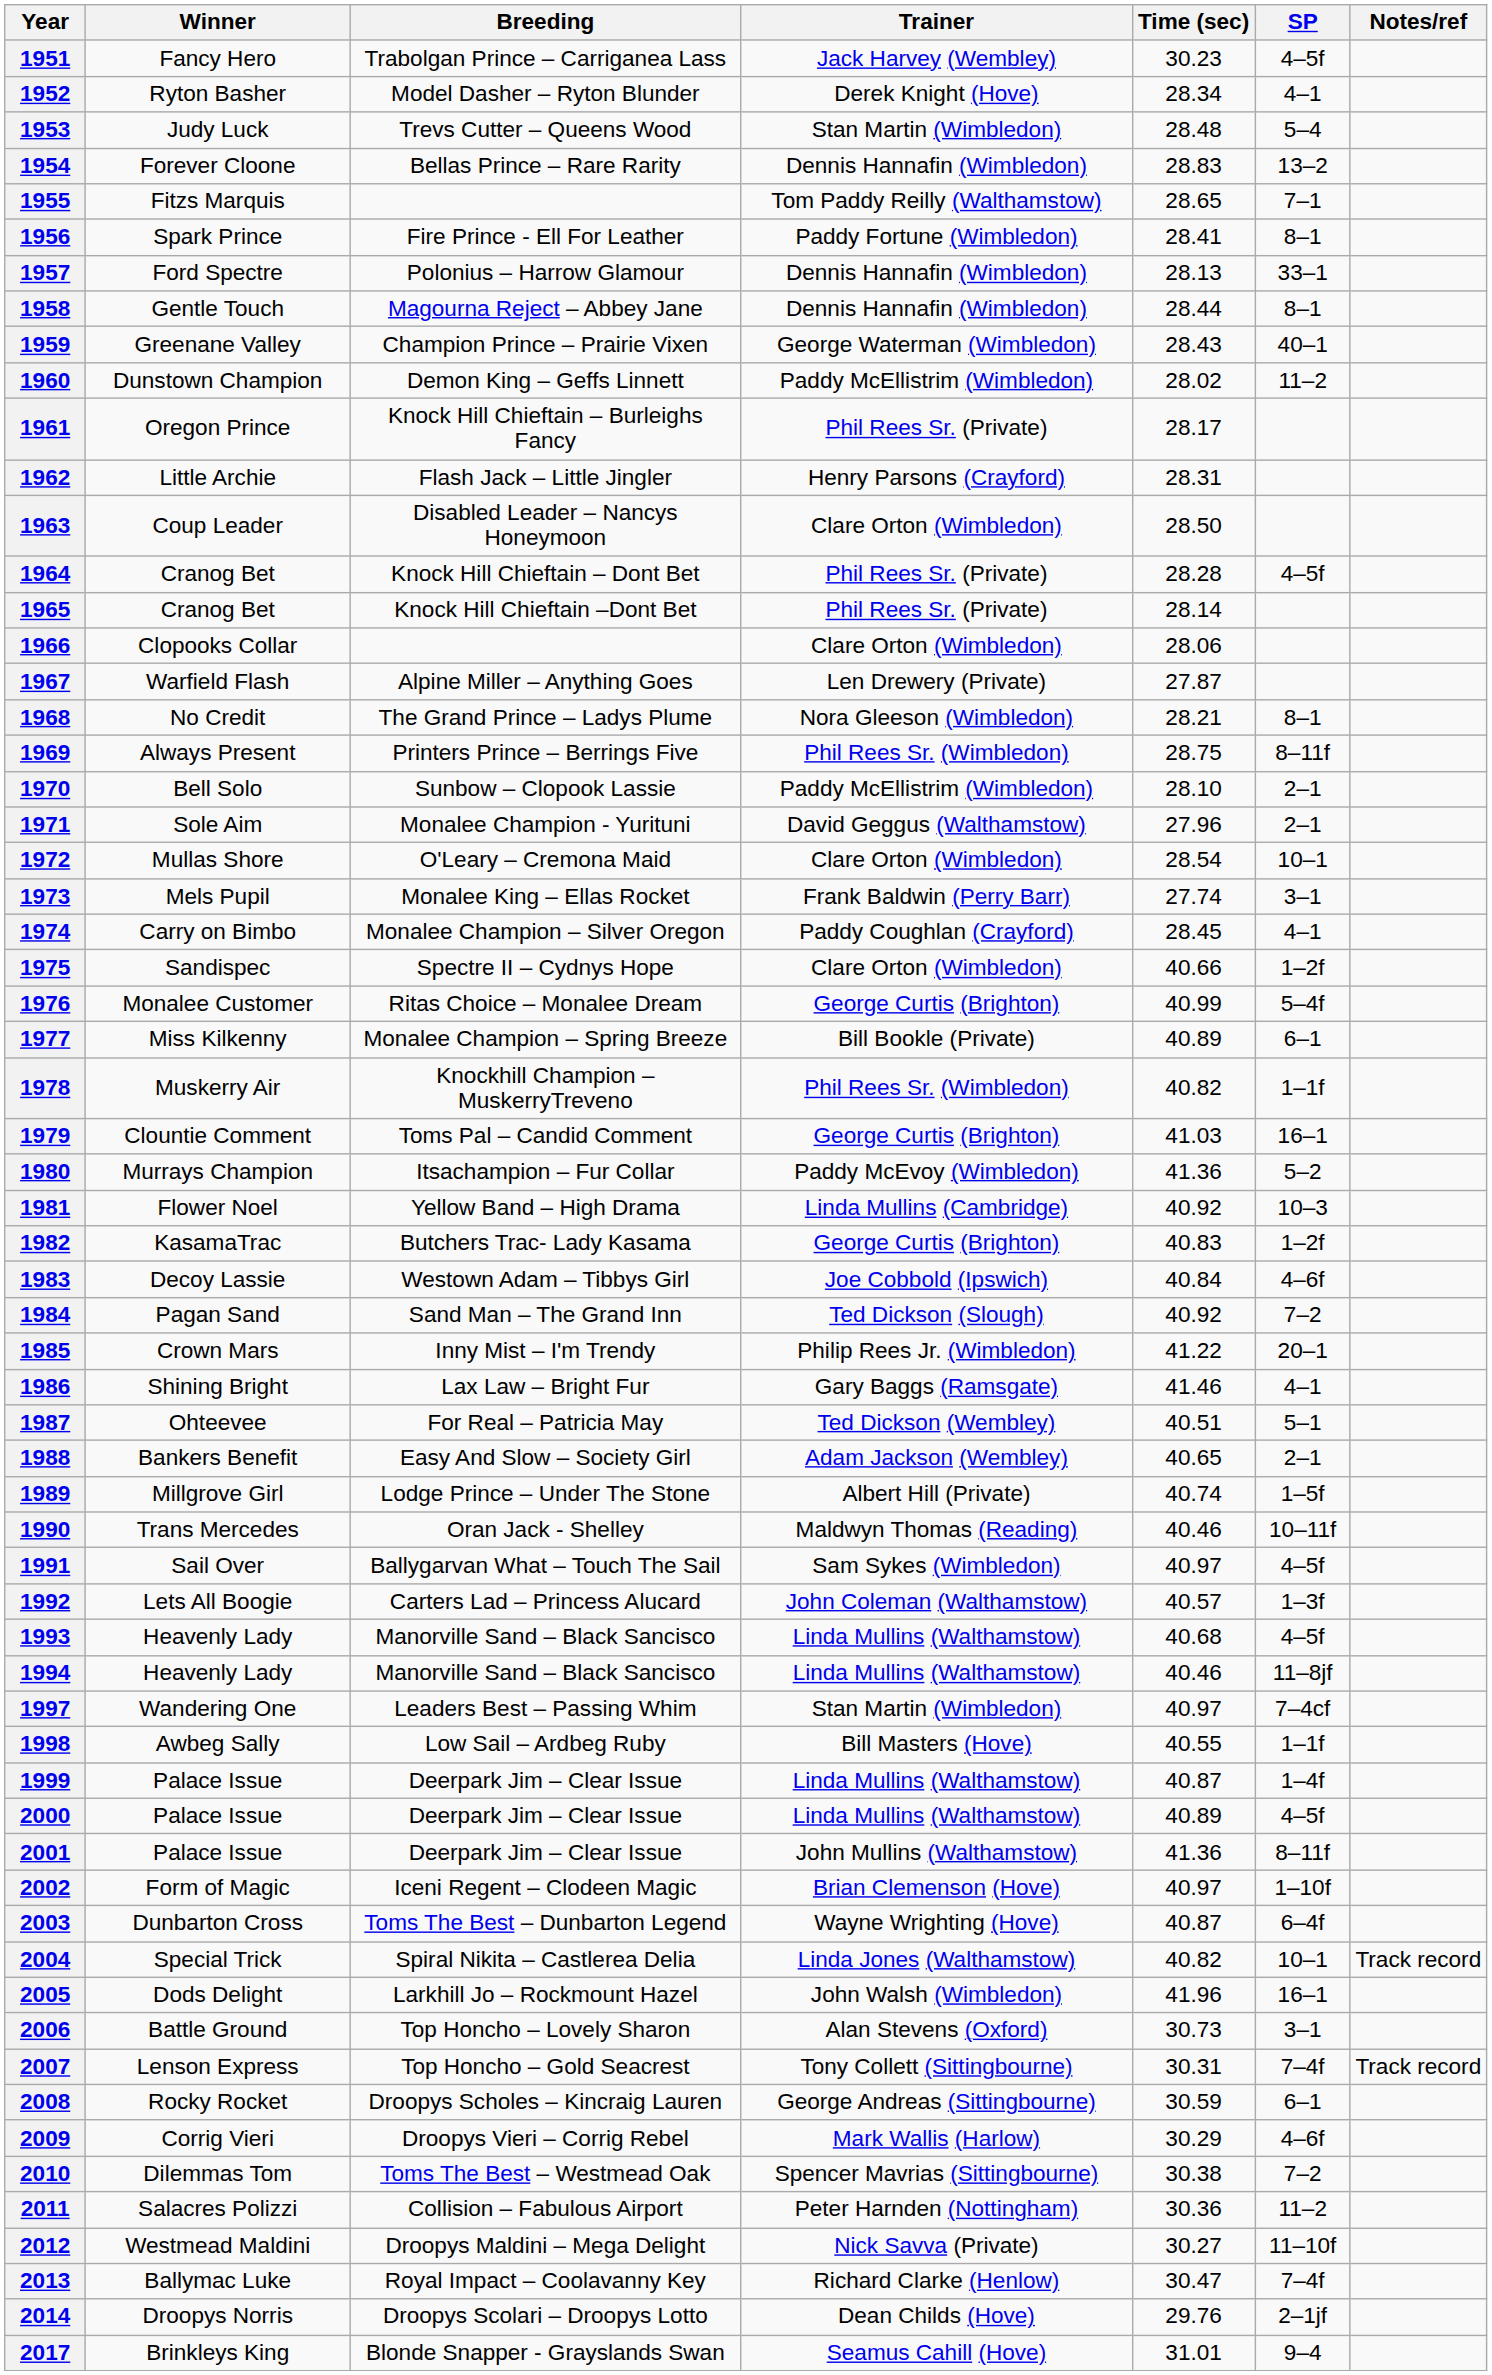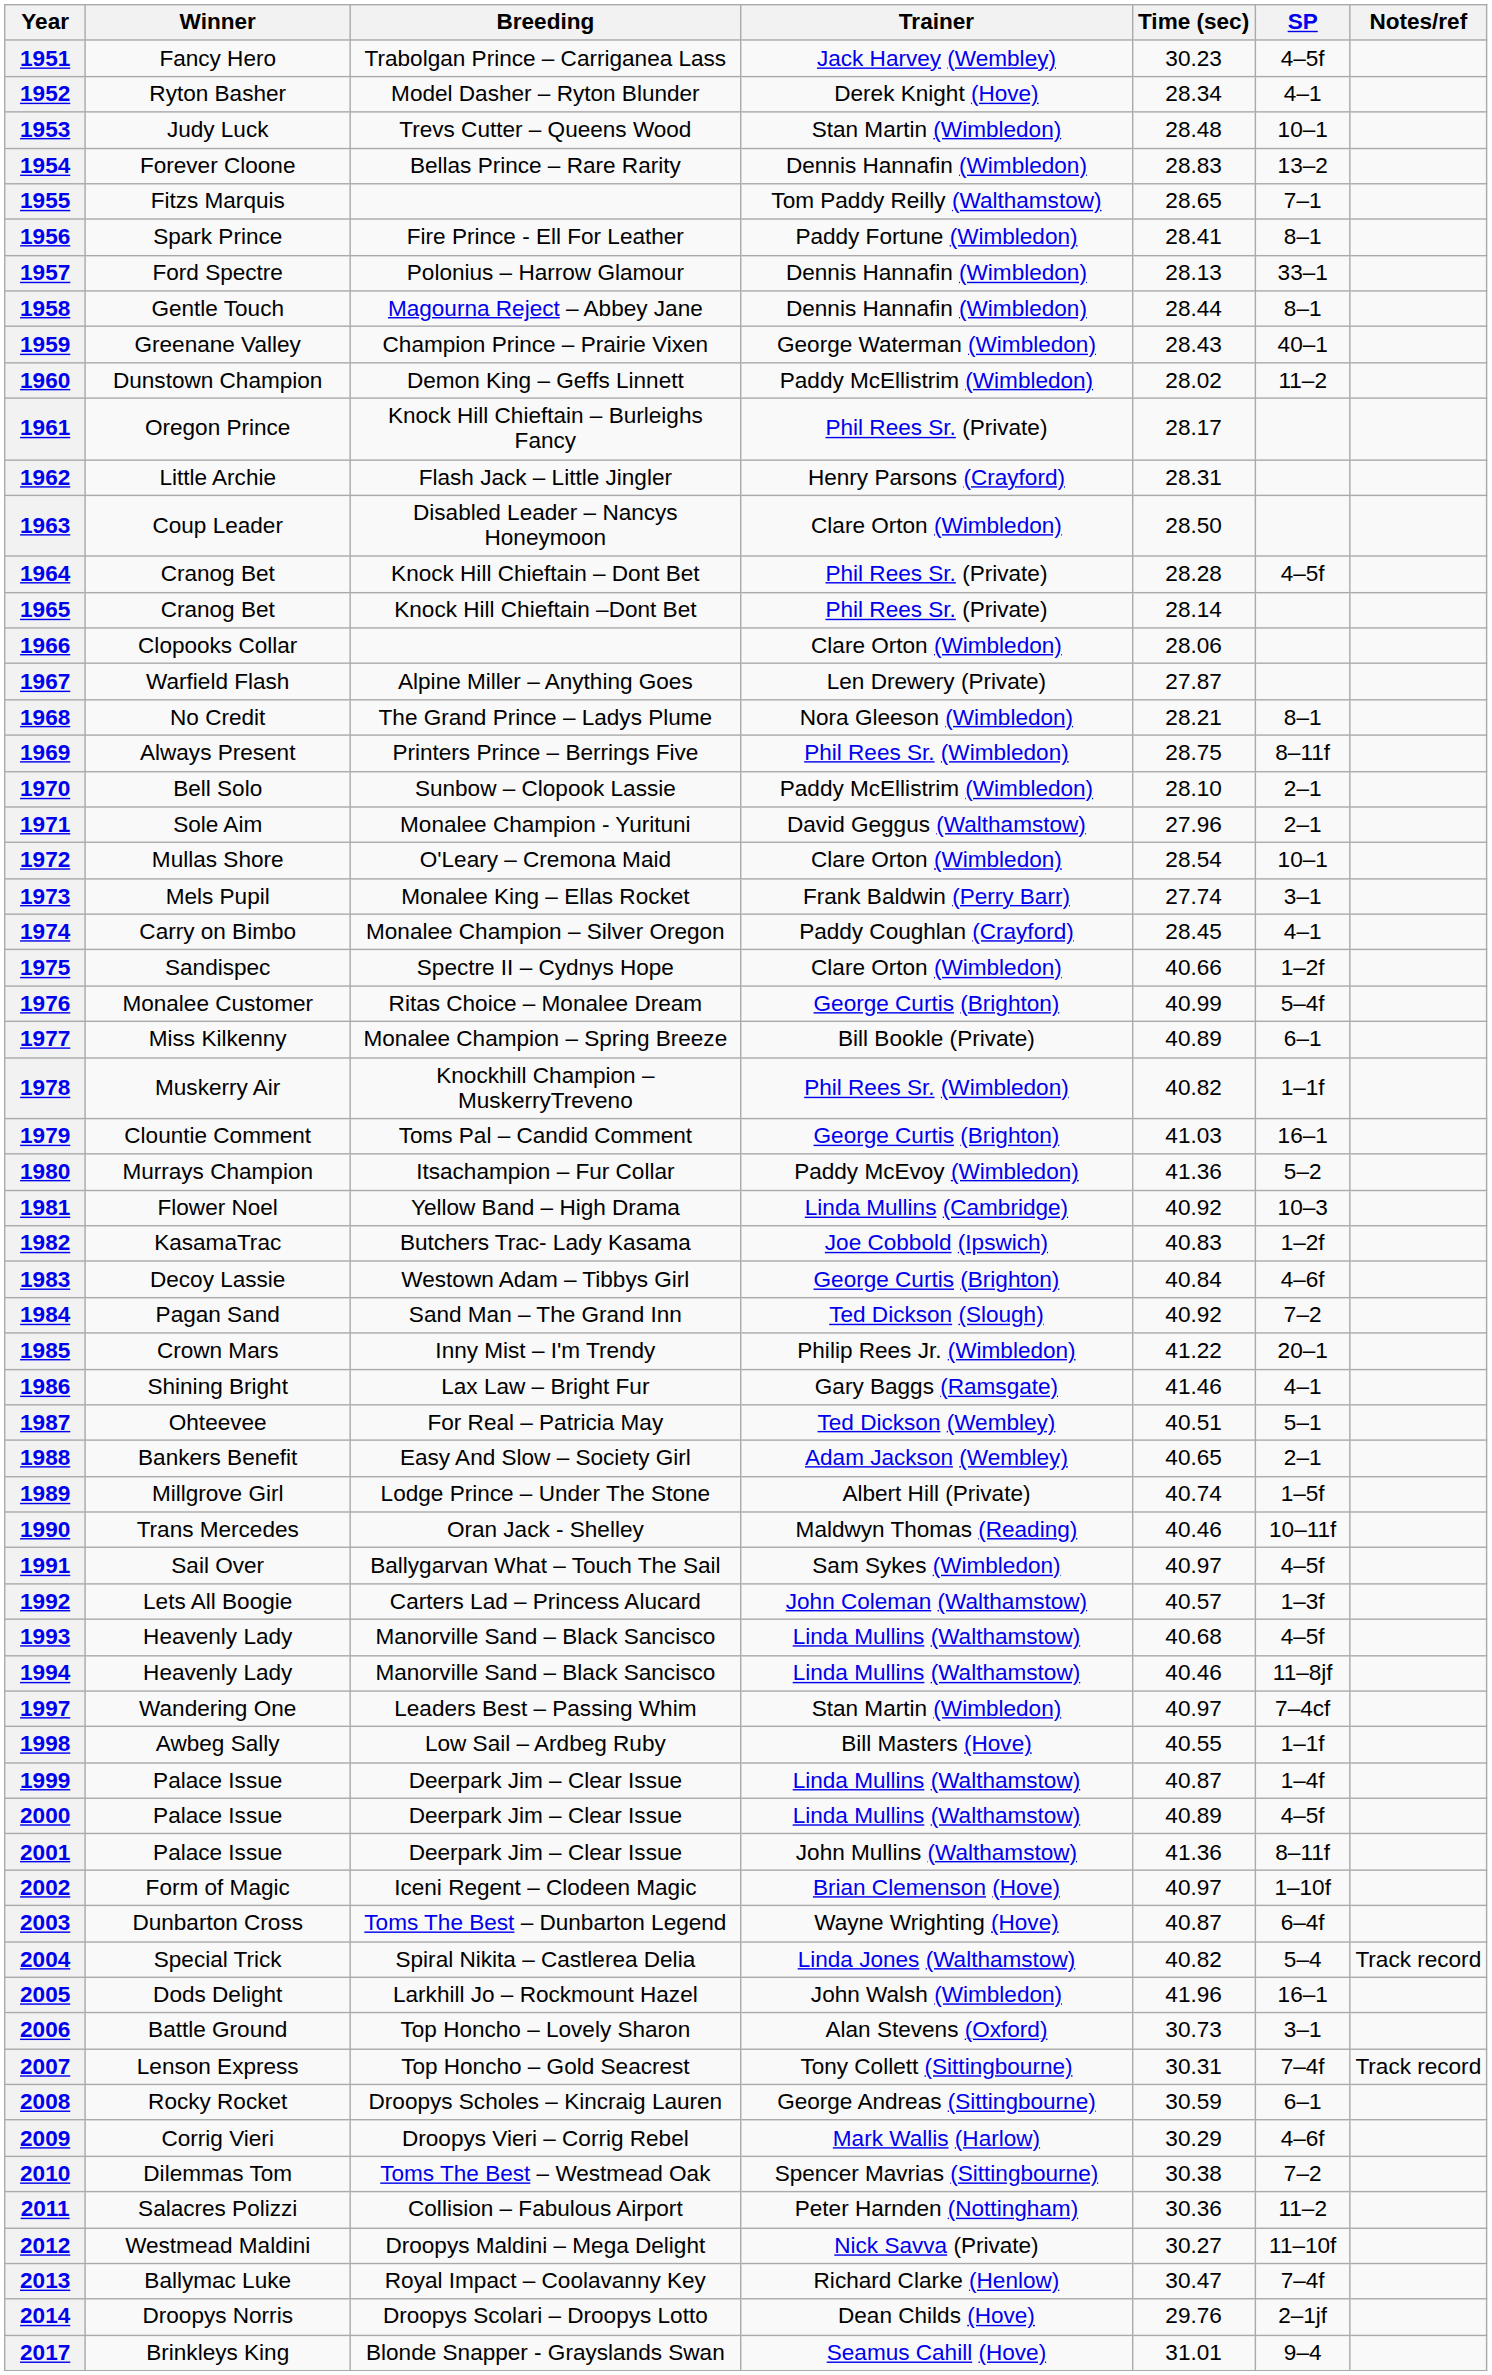(1303, 129) 5–4 -> (1303, 129) 10–1
(936, 1243) George Curtis (Brighton) -> (936, 1243) Joe Cobbold (Ipswich)
(936, 1279) Joe Cobbold (Ipswich) -> (936, 1279) George Curtis (Brighton)
(1303, 1959) 10–1 -> (1303, 1959) 5–4
